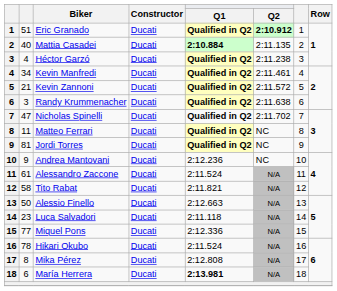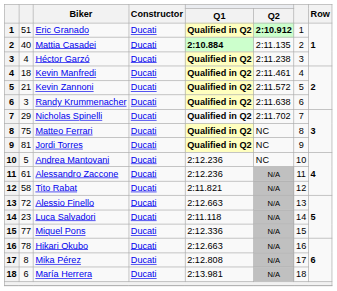(26, 73) 34 -> (26, 73) 18
(26, 116) 47 -> (26, 116) 29
(26, 130) 11 -> (26, 130) 75
(26, 159) 9 -> (26, 159) 5
(205, 173) 2:11.524 -> (205, 173) 2:12.236
(26, 202) 50 -> (26, 202) 72
(205, 245) 2:11.524 -> (205, 245) 2:12.663
(205, 274) bold -> (205, 274) normal
